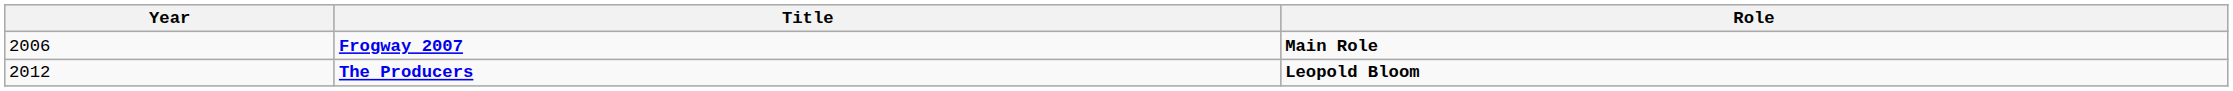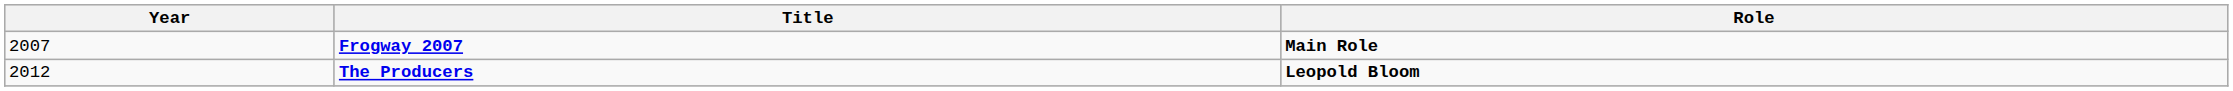(30, 46) 2006 -> (30, 46) 2007
